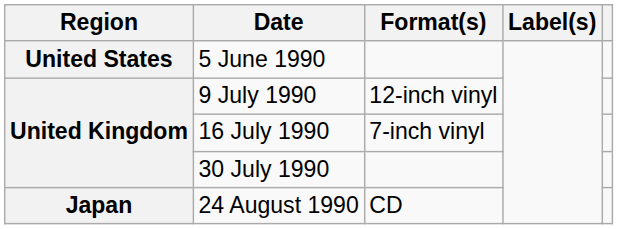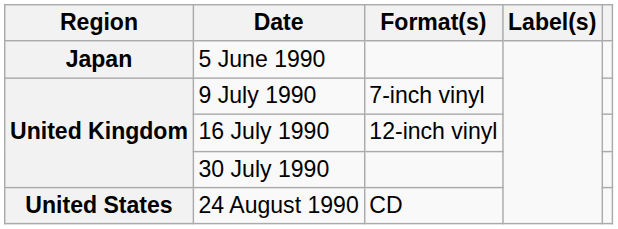(99, 59) United States -> (99, 59) Japan
(433, 95) 12-inch vinyl -> (427, 95) 7-inch vinyl
(427, 132) 7-inch vinyl -> (433, 132) 12-inch vinyl
(99, 205) Japan -> (99, 205) United States
